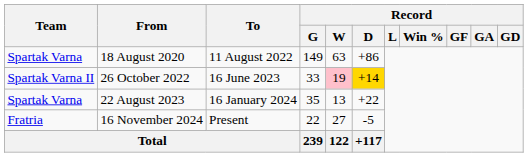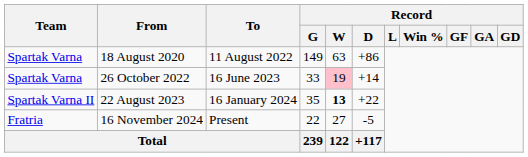(51, 78) Spartak Varna II -> (45, 78) Spartak Varna
(368, 78) gold background -> (368, 78) no background
(45, 99) Spartak Varna -> (51, 99) Spartak Varna II
(339, 99) normal -> (339, 99) bold
